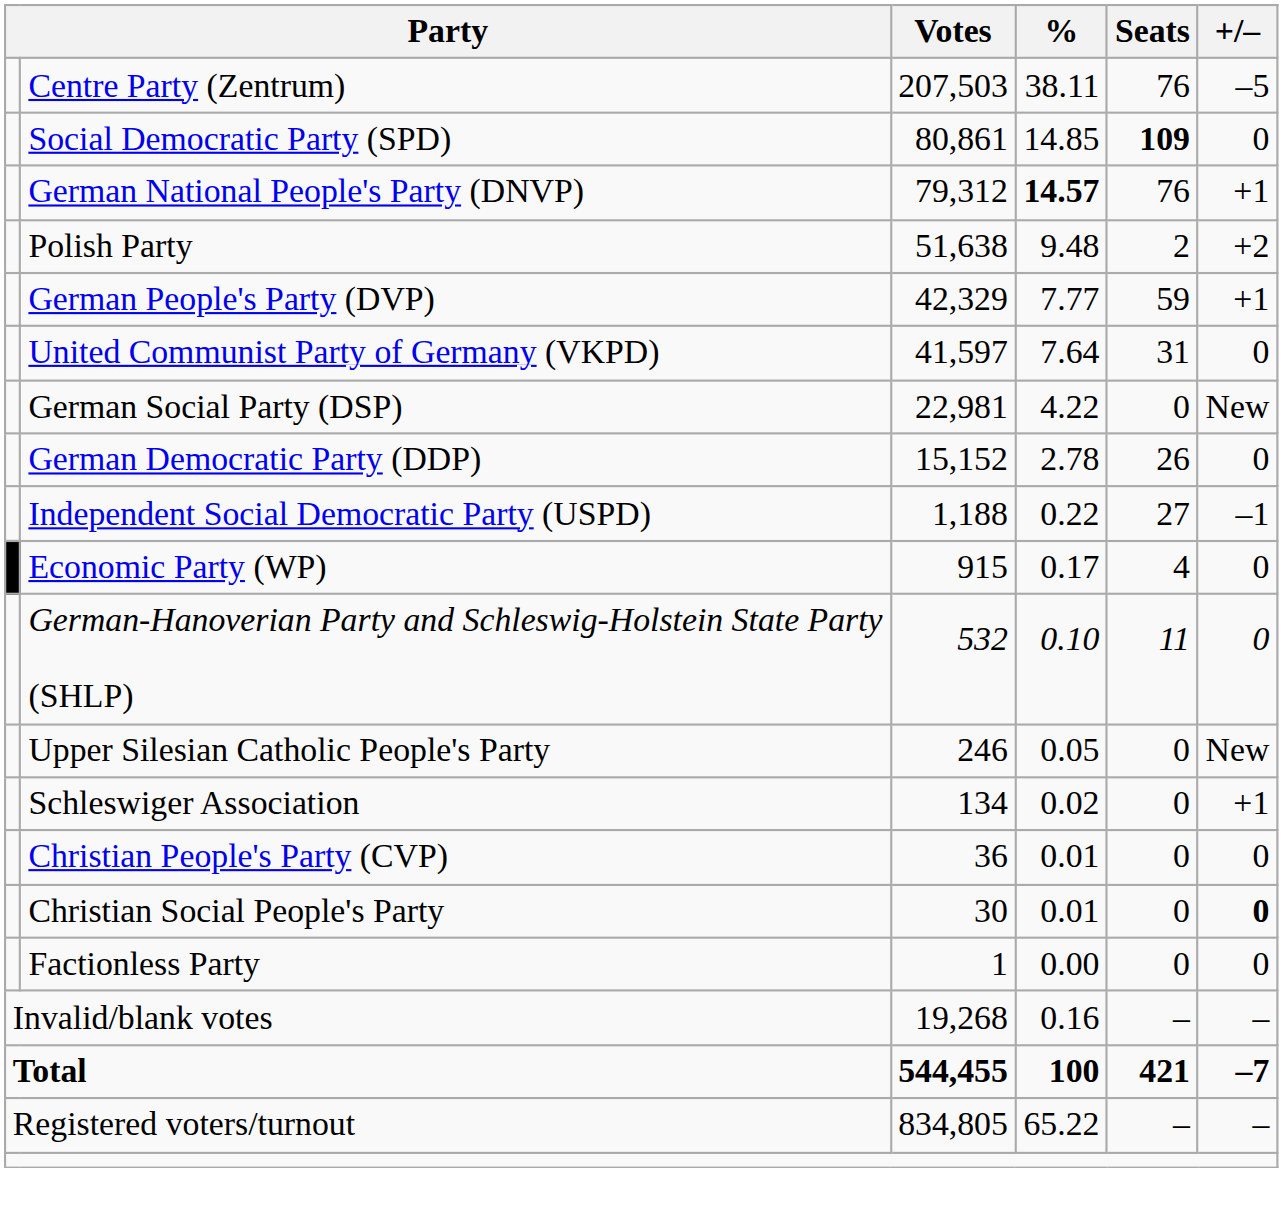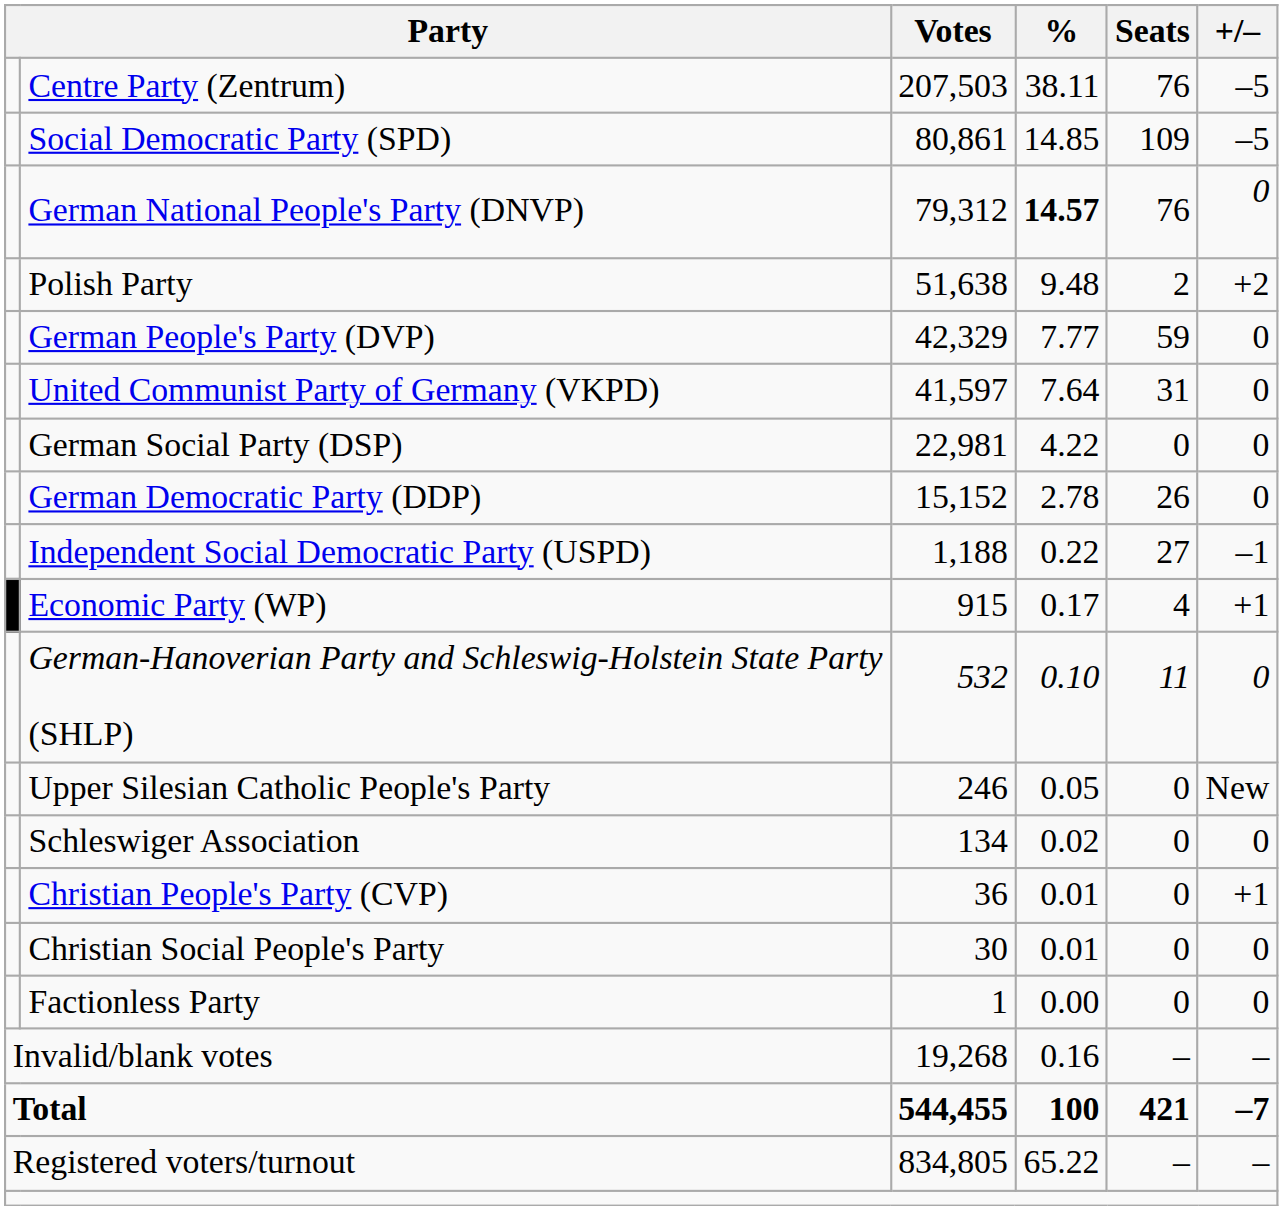(1165, 138) bold -> (1165, 138) normal
(1261, 138) 0 -> (1252, 138) –5
(1251, 191) +1 -> (1261, 191) 0
(1251, 298) +1 -> (1261, 336) 0
(1237, 406) New -> (1261, 444) 0
(1261, 566) 0 -> (1251, 604) +1
(1251, 803) +1 -> (1261, 841) 0
(1261, 856) 0 -> (1251, 894) +1
(1261, 910) bold -> (1261, 948) normal
